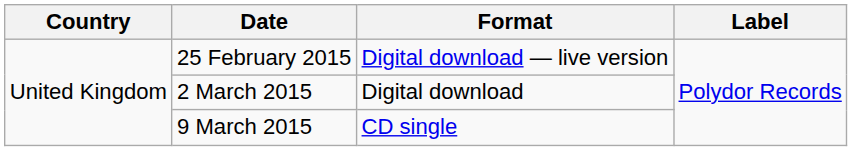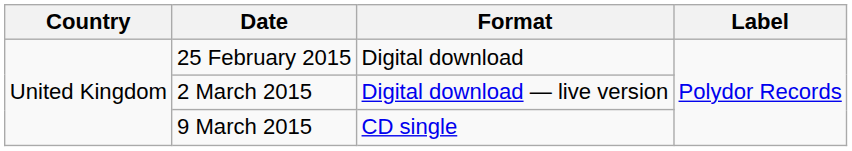(515, 57) Digital download — live version -> (443, 57) Digital download
(443, 92) Digital download -> (515, 92) Digital download — live version
